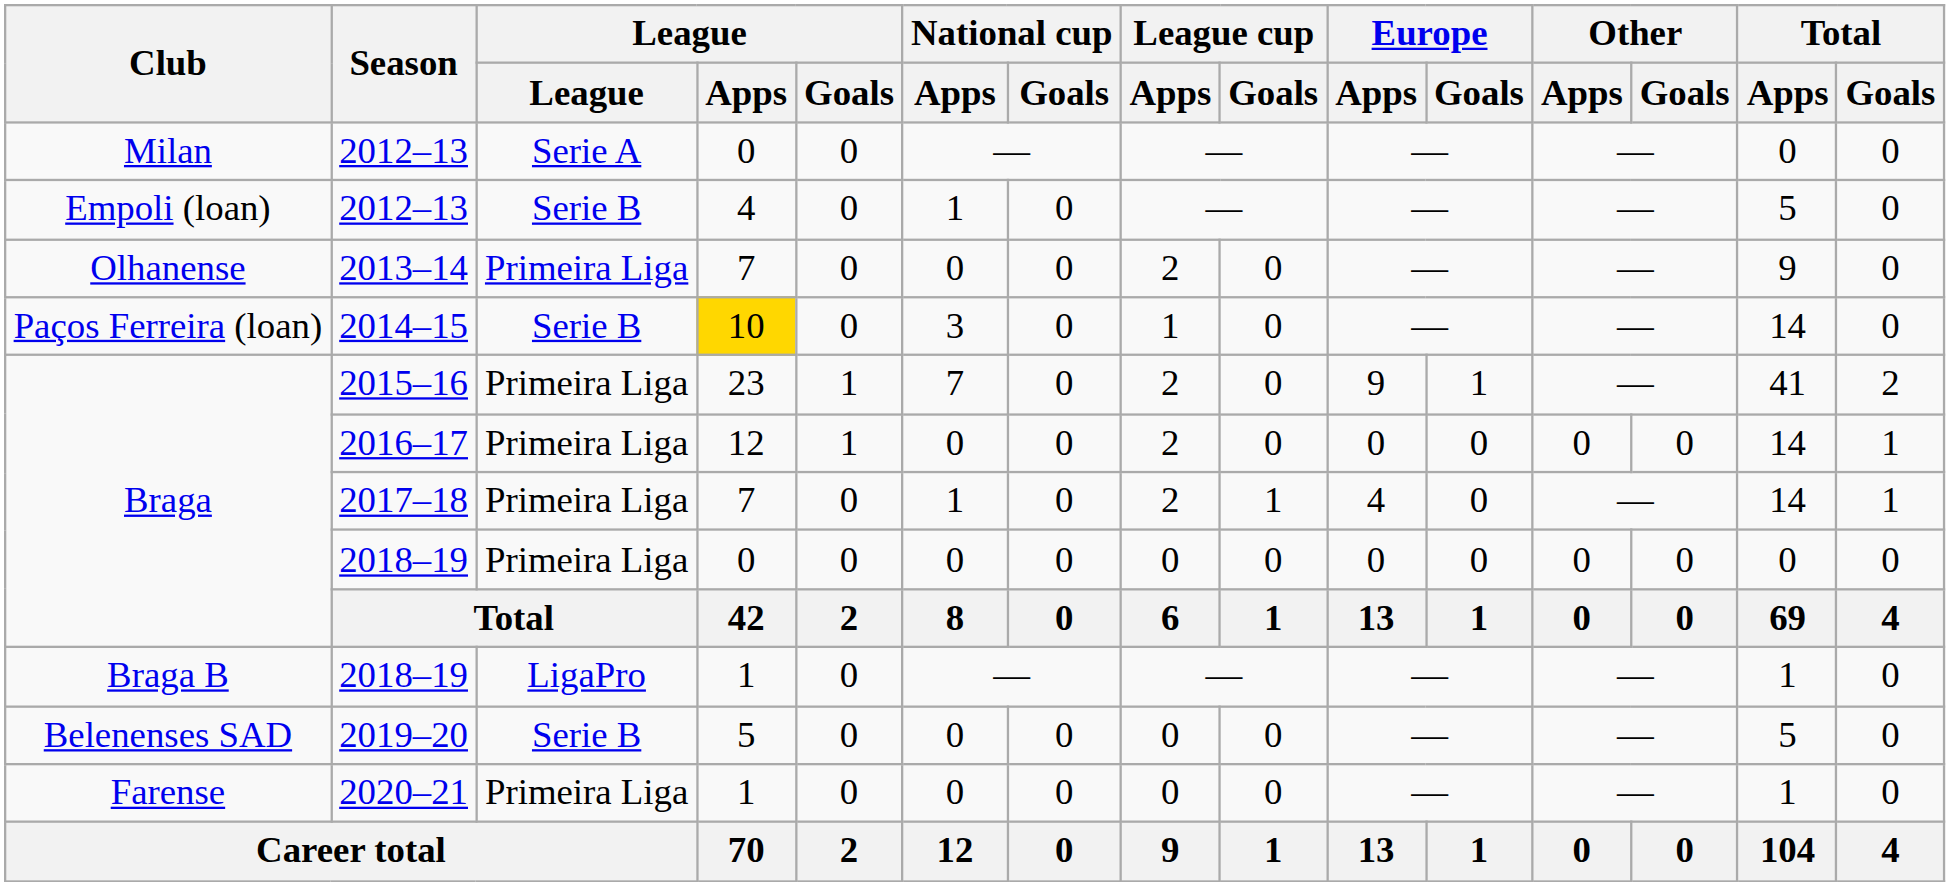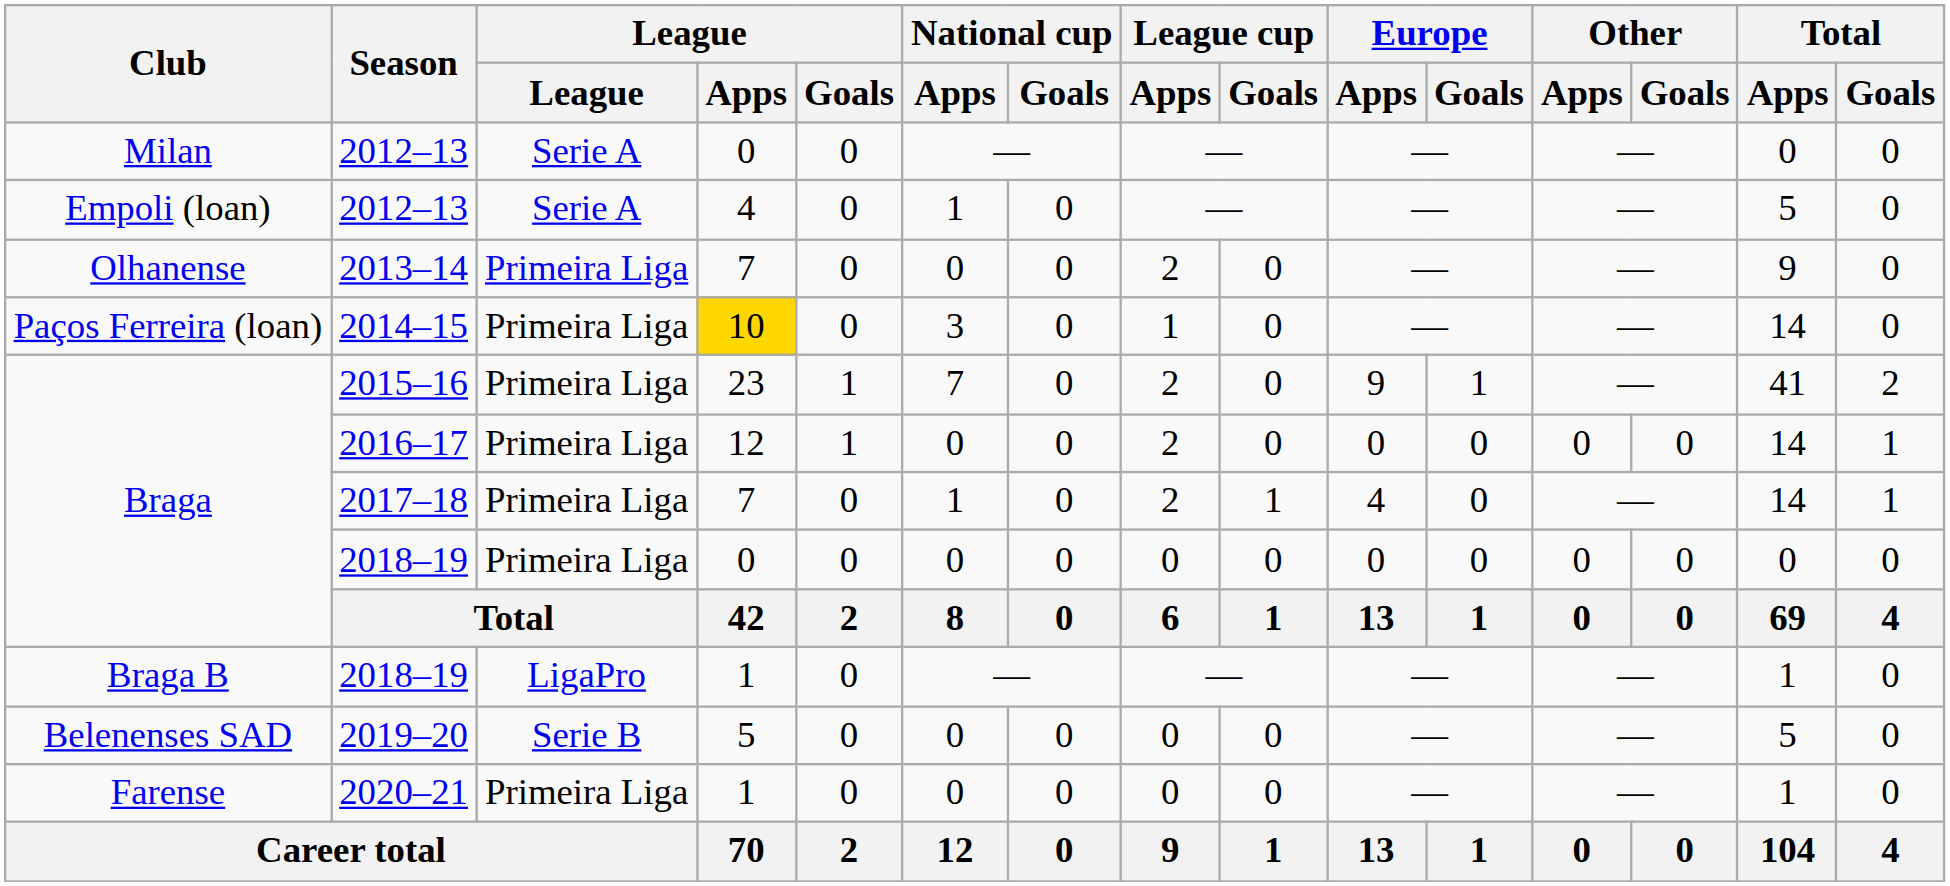(587, 208) Serie B -> (587, 208) Serie A
(587, 325) Serie B -> (587, 325) Primeira Liga
